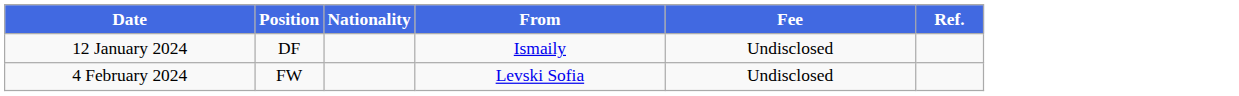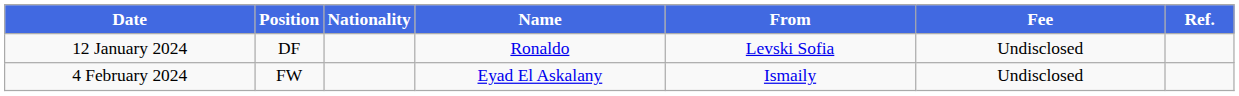+ column: (540, 19)
(540, 47) Ismaily -> (790, 47) Levski Sofia
(540, 76) Levski Sofia -> (790, 76) Ismaily
